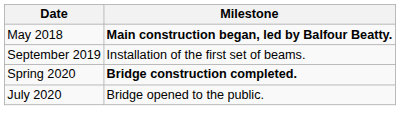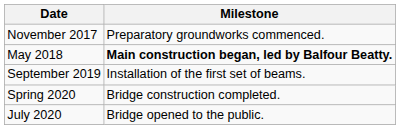+ row: (52, 34)
(202, 74) bold -> (193, 94) normal
